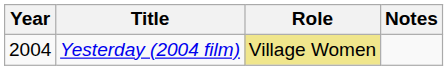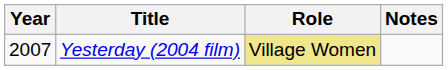(30, 49) 2004 -> (30, 49) 2007
